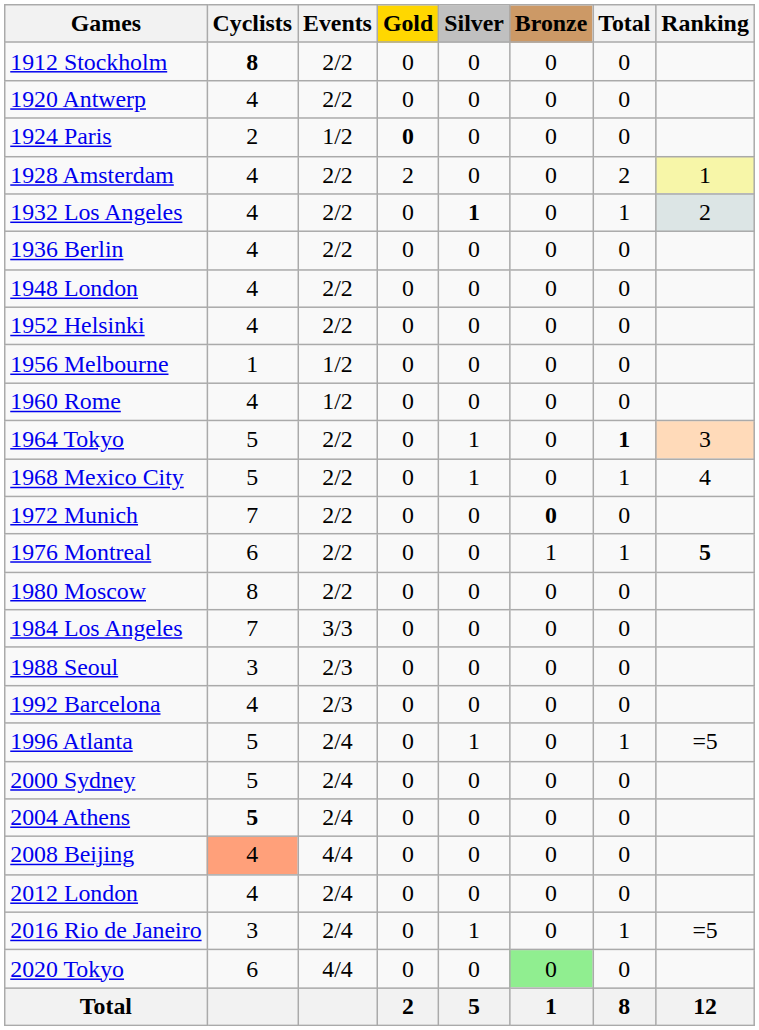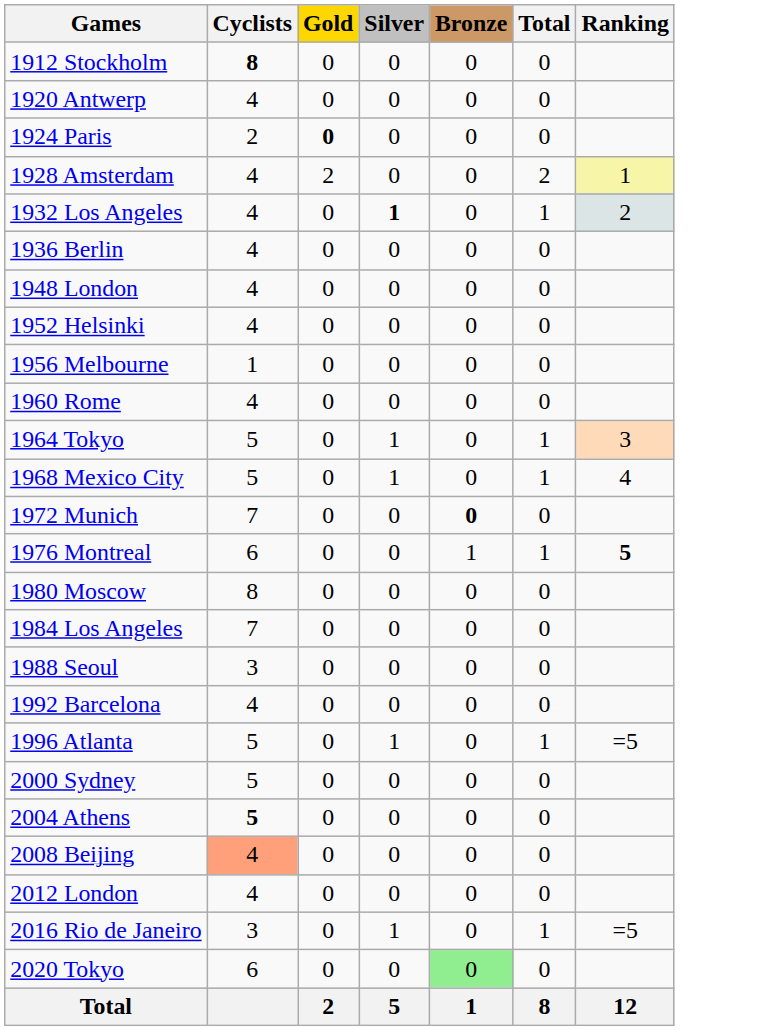- column: (337, 23)
(624, 439) bold -> (544, 439) normal
